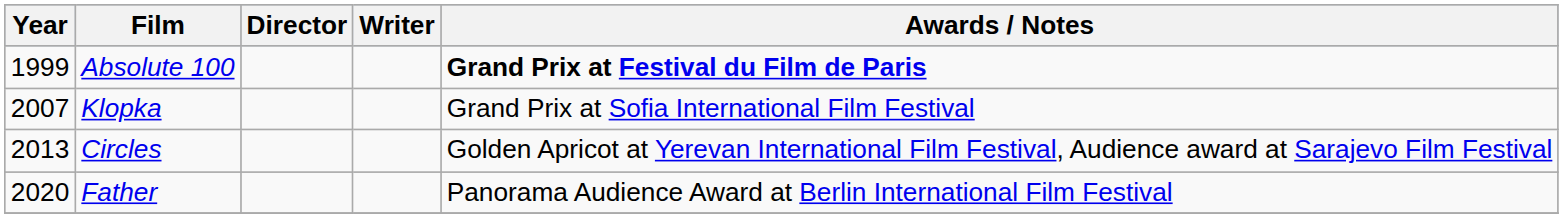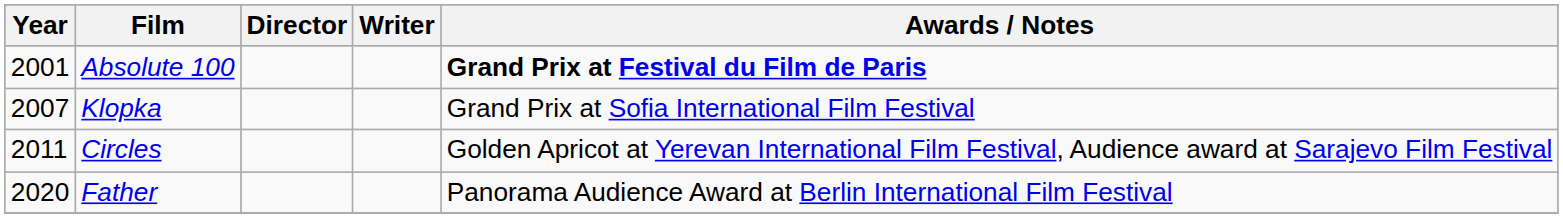(40, 66) 1999 -> (40, 66) 2001
(40, 150) 2013 -> (39, 150) 2011
